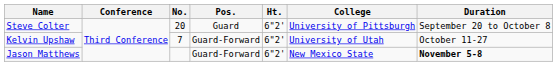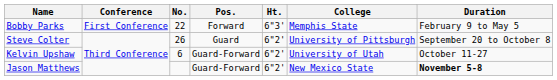+ row: (35, 26)
(180, 26) 20 -> (180, 40) 26
(180, 40) 7 -> (180, 54) 6
